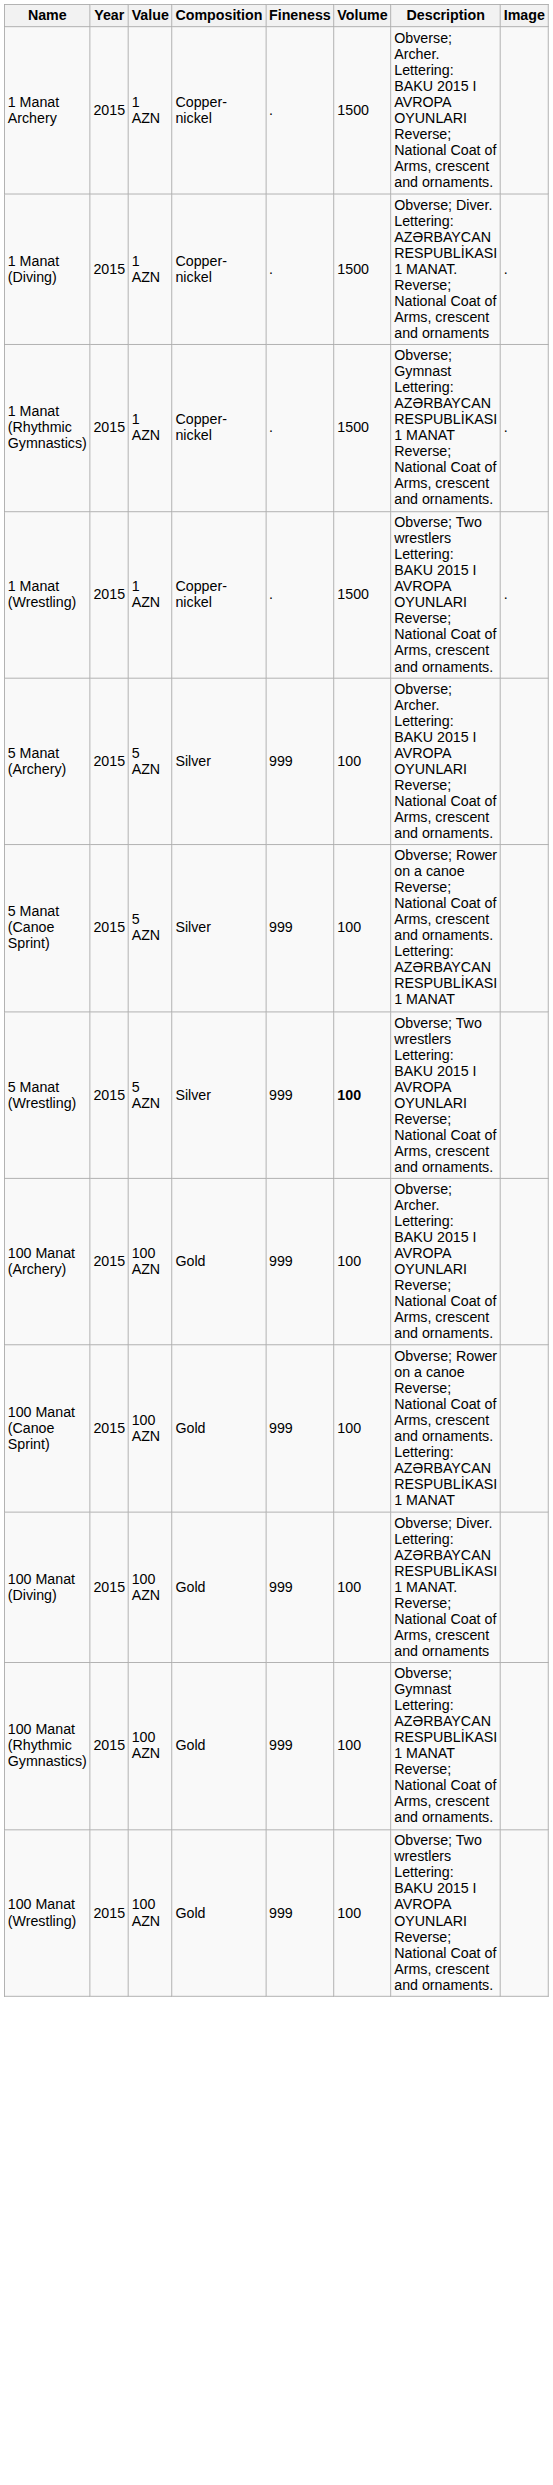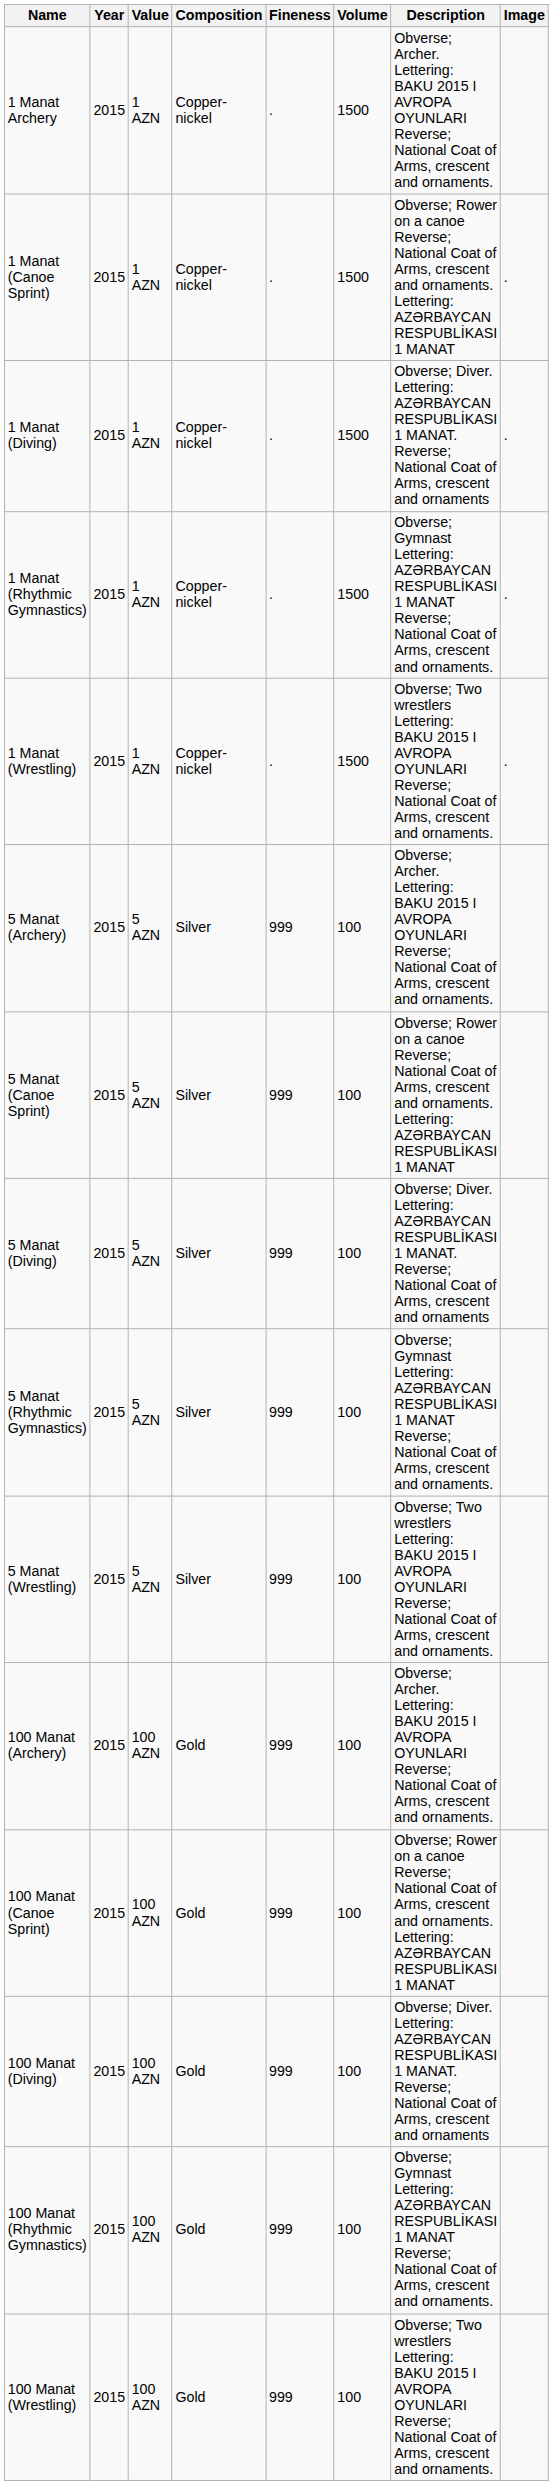+ row: (33, 277)
+ row: (33, 1253)
+ row: (47, 1412)
(349, 1095) bold -> (349, 1579) normal
